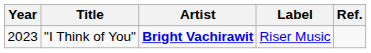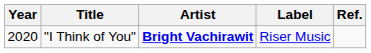(23, 36) 2023 -> (23, 36) 2020
